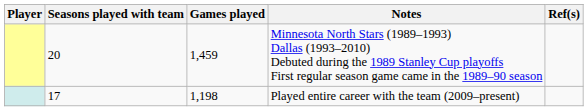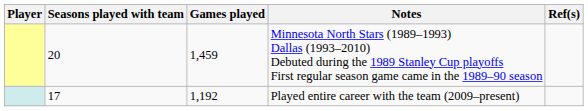(204, 96) 1,198 -> (204, 96) 1,192
